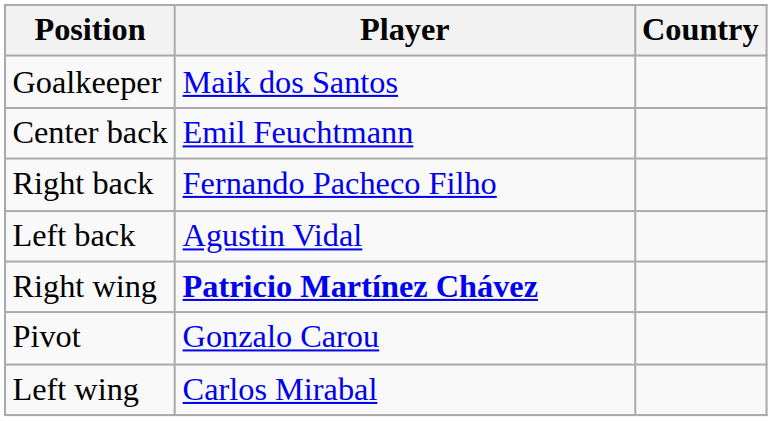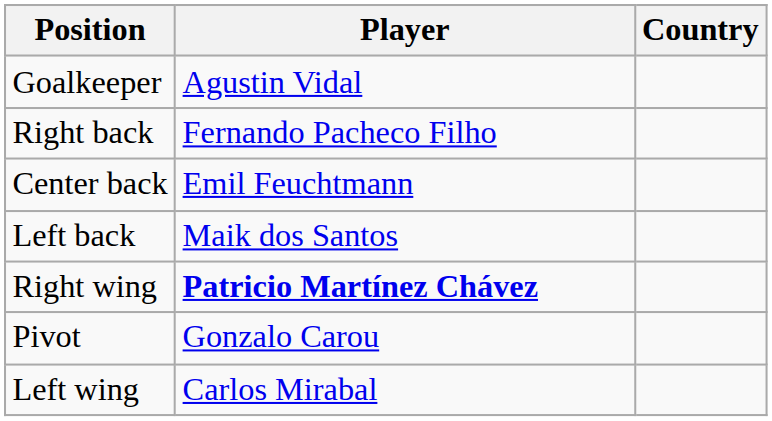(290, 81) Maik dos Santos -> (272, 81) Agustin Vidal
rows swapped: (83, 183) <-> (90, 132)
(272, 235) Agustin Vidal -> (290, 235) Maik dos Santos
